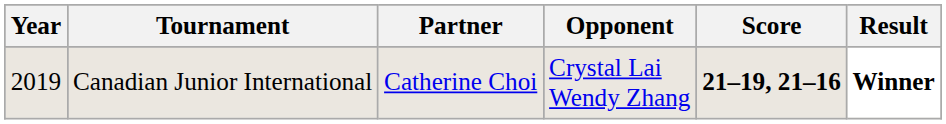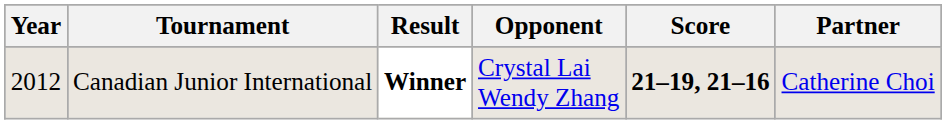columns swapped: (461, 25) <-> (894, 25)
(36, 82) 2019 -> (36, 82) 2012
